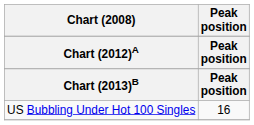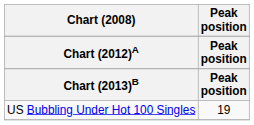(224, 110) 16 -> (224, 110) 19
